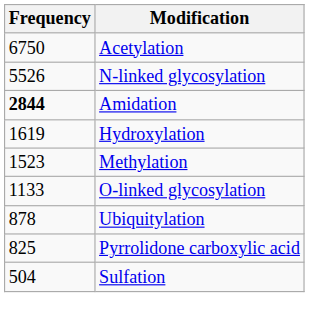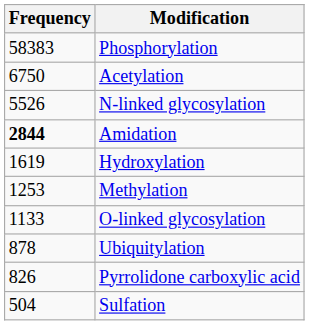+ row: (158, 47)
(27, 162) 1523 -> (27, 190) 1253
(22, 248) 825 -> (22, 276) 826
